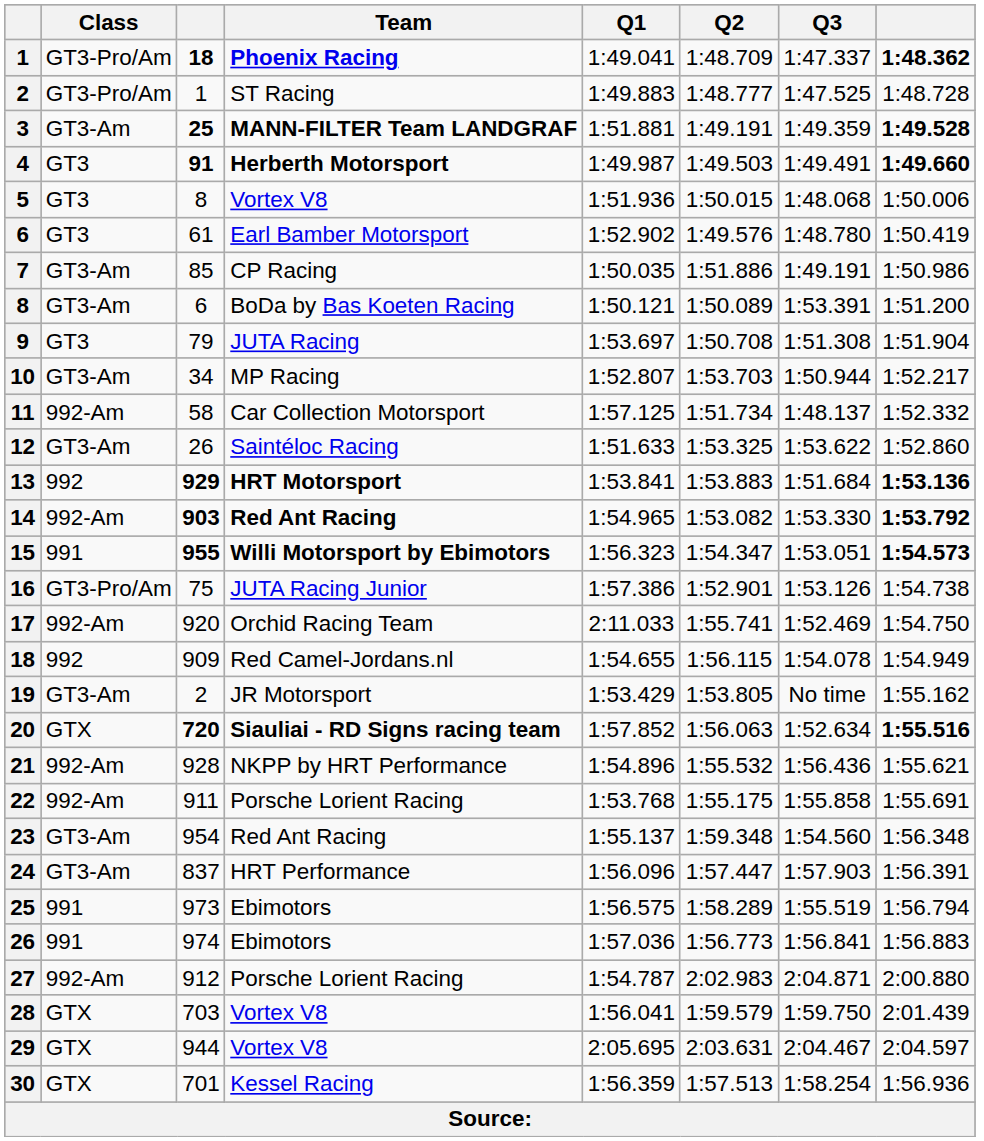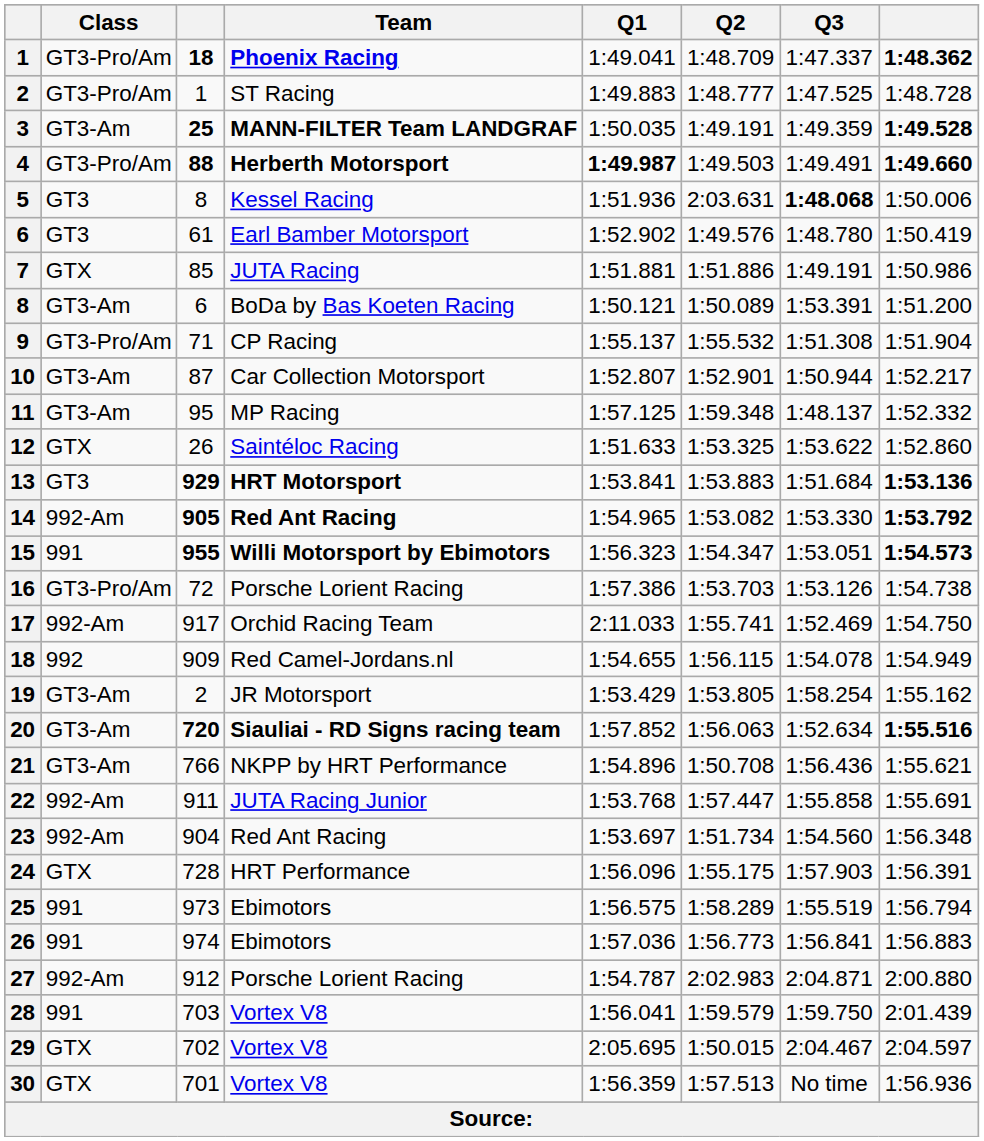(631, 128) 1:51.881 -> (632, 128) 1:50.035
(68, 164) GT3 -> (109, 164) GT3-Pro/Am
(201, 164) 91 -> (201, 164) 88
(631, 164) normal -> (632, 164) bold
(279, 199) Vortex V8 -> (302, 199) Kessel Racing
(729, 199) 1:50.015 -> (731, 199) 2:03.631
(827, 199) normal -> (829, 199) bold
(88, 270) GT3-Am -> (69, 270) GTX
(284, 270) CP Racing -> (295, 270) JUTA Racing
(631, 270) 1:50.035 -> (632, 270) 1:51.881
(68, 340) GT3 -> (109, 340) GT3-Pro/Am
(201, 340) 79 -> (201, 340) 71
(295, 340) JUTA Racing -> (284, 340) CP Racing
(631, 340) 1:53.697 -> (632, 340) 1:55.137
(729, 340) 1:50.708 -> (731, 340) 1:55.532
(201, 376) 34 -> (201, 376) 87
(285, 376) MP Racing -> (357, 376) Car Collection Motorsport
(729, 376) 1:53.703 -> (731, 376) 1:52.901
(85, 411) 992-Am -> (88, 411) GT3-Am
(201, 411) 58 -> (201, 411) 95
(357, 411) Car Collection Motorsport -> (285, 411) MP Racing
(729, 411) 1:51.734 -> (731, 411) 1:59.348
(88, 447) GT3-Am -> (69, 447) GTX
(64, 482) 992 -> (68, 482) GT3
(201, 517) 903 -> (201, 517) 905
(201, 588) 75 -> (201, 588) 72
(329, 588) JUTA Racing Junior -> (347, 588) Porsche Lorient Racing
(729, 588) 1:52.901 -> (731, 588) 1:53.703
(201, 623) 920 -> (201, 623) 917
(827, 694) No time -> (829, 694) 1:58.254
(69, 730) GTX -> (88, 730) GT3-Am
(85, 765) 992-Am -> (88, 765) GT3-Am
(201, 765) 928 -> (201, 765) 766
(729, 765) 1:55.532 -> (731, 765) 1:50.708
(347, 800) Porsche Lorient Racing -> (329, 800) JUTA Racing Junior
(729, 800) 1:55.175 -> (731, 800) 1:57.447
(88, 836) GT3-Am -> (85, 836) 992-Am
(201, 836) 954 -> (201, 836) 904
(631, 836) 1:55.137 -> (632, 836) 1:53.697
(729, 836) 1:59.348 -> (731, 836) 1:51.734
(88, 871) GT3-Am -> (69, 871) GTX
(201, 871) 837 -> (201, 871) 728
(729, 871) 1:57.447 -> (731, 871) 1:55.175
(69, 1013) GTX -> (64, 1013) 991
(201, 1048) 944 -> (201, 1048) 702
(729, 1048) 2:03.631 -> (731, 1048) 1:50.015
(302, 1083) Kessel Racing -> (279, 1083) Vortex V8
(827, 1083) 1:58.254 -> (829, 1083) No time
